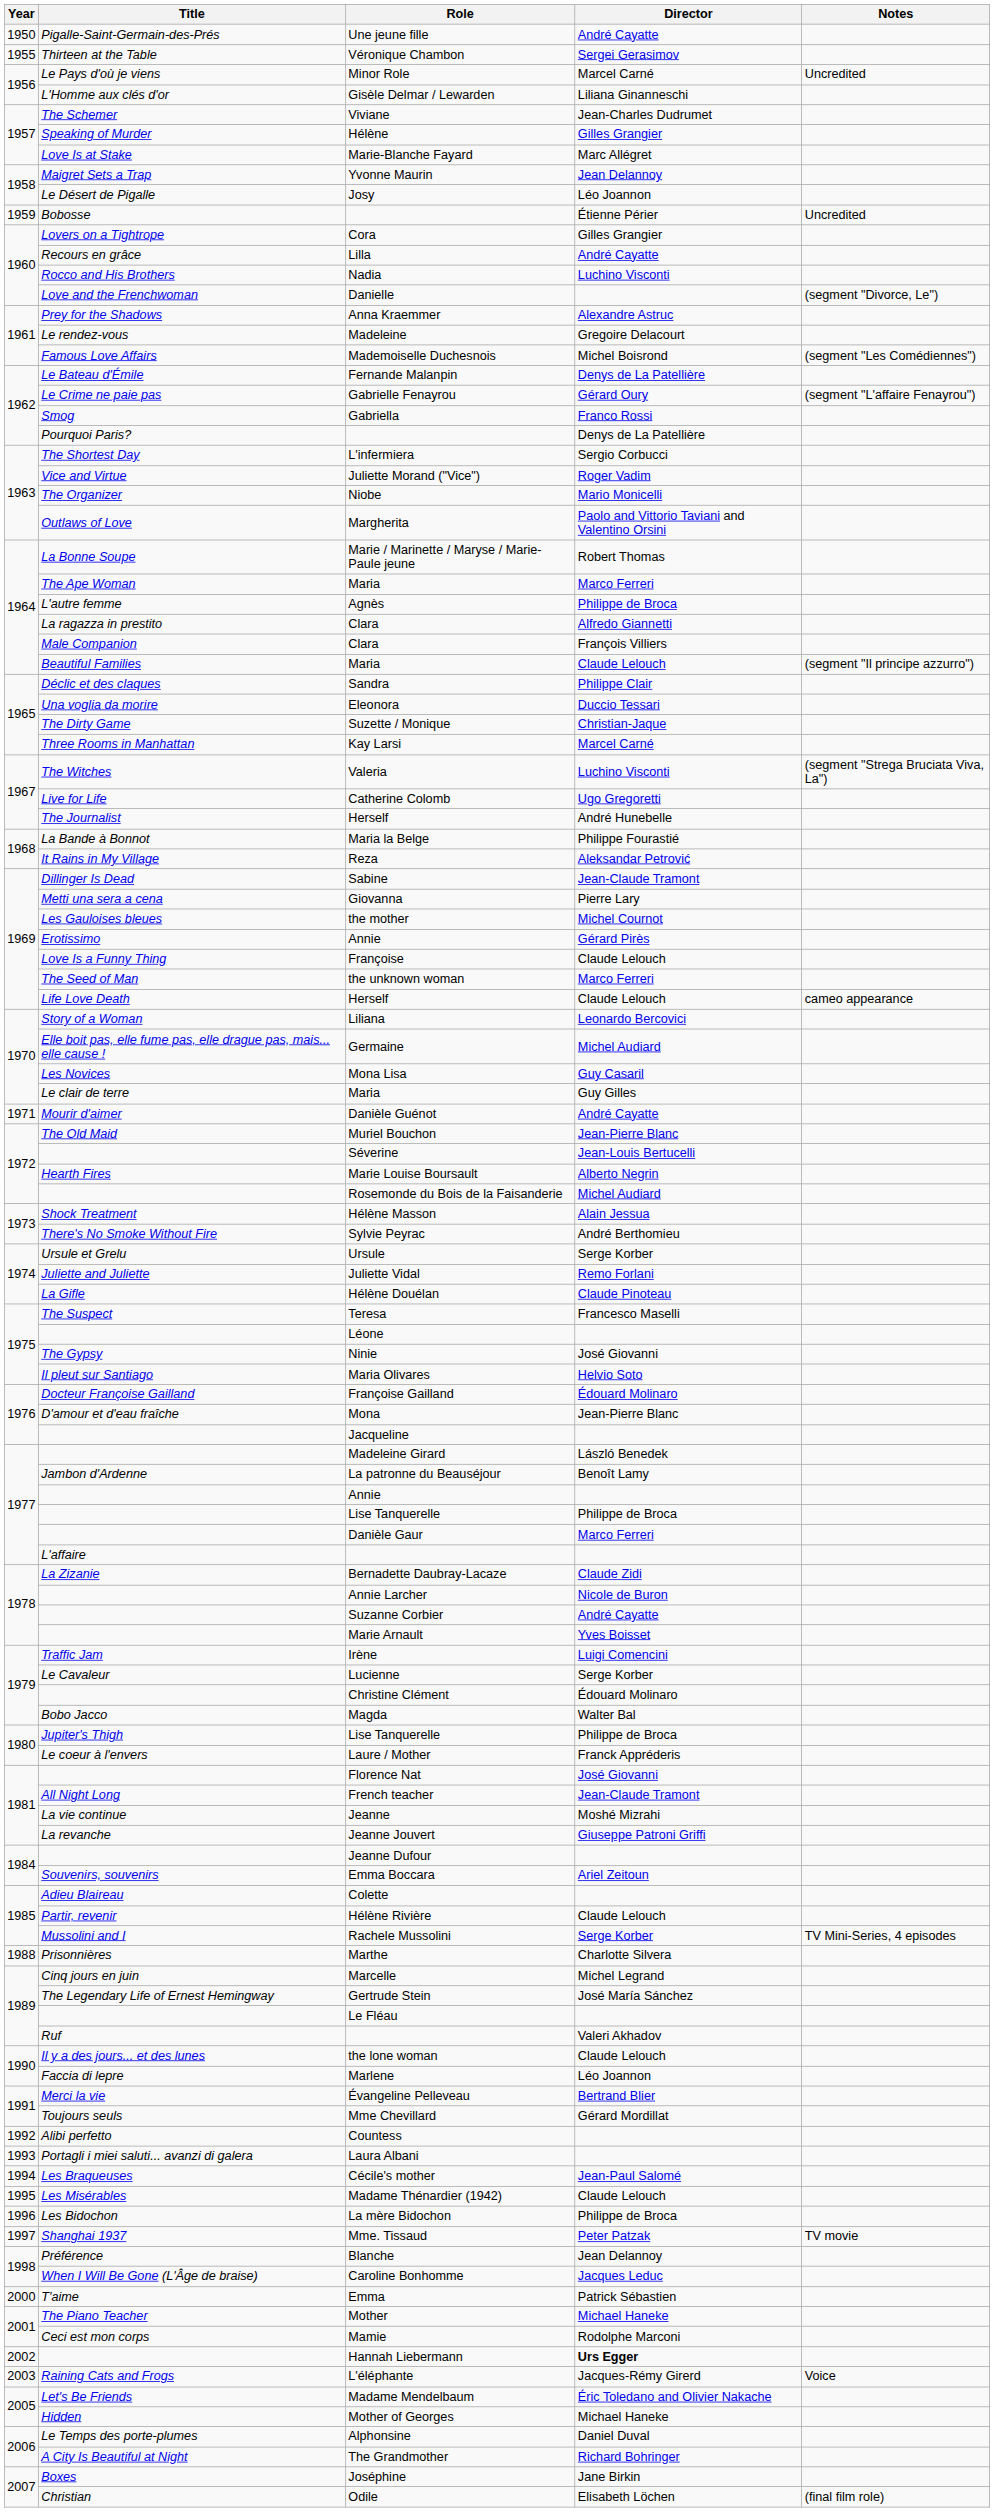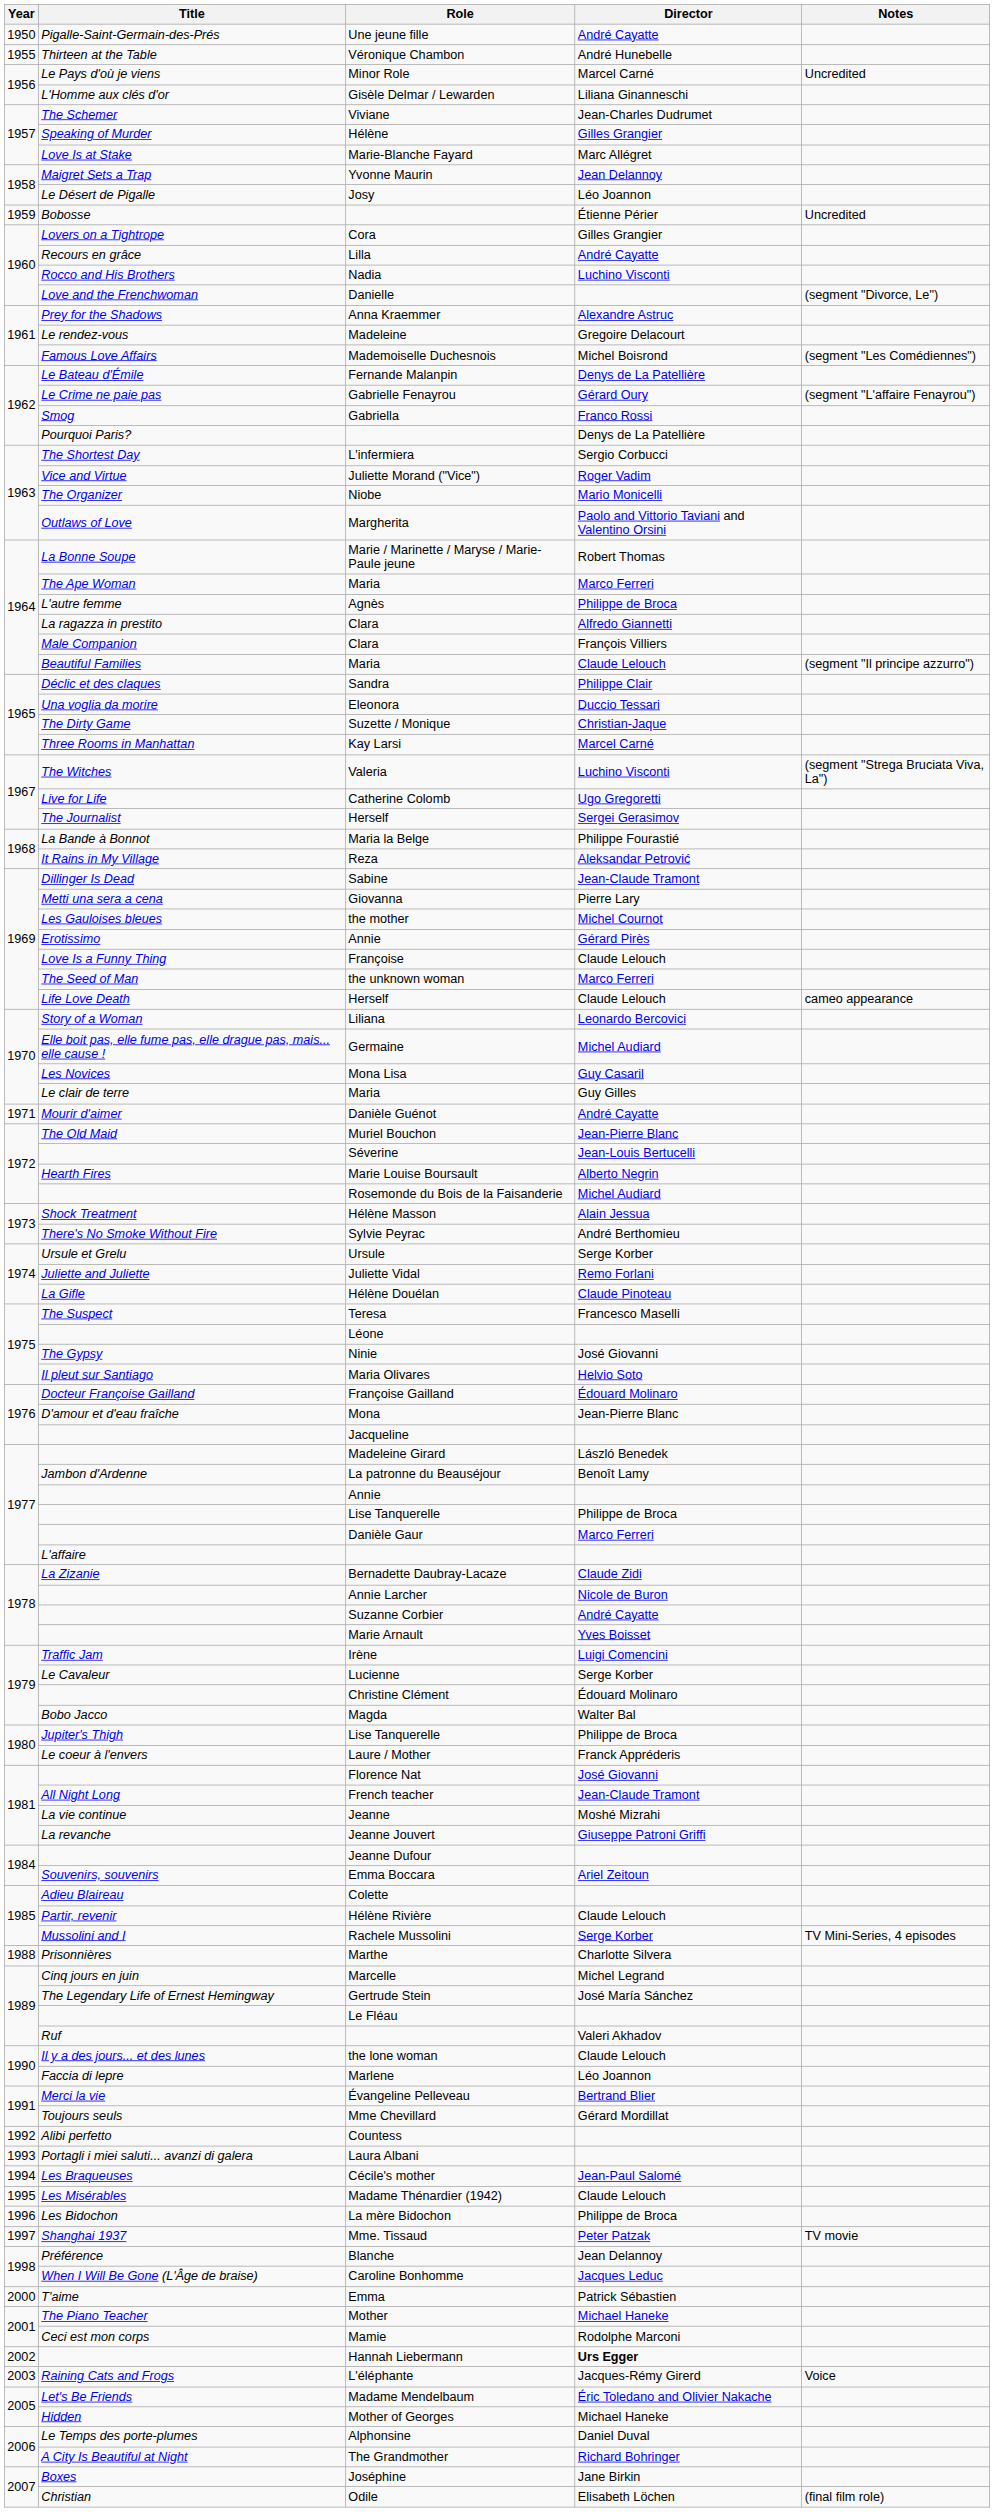(628, 54) Sergei Gerasimov -> (625, 54) André Hunebelle
(625, 818) André Hunebelle -> (628, 818) Sergei Gerasimov
